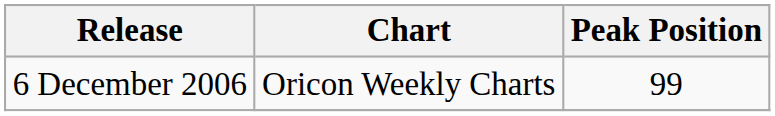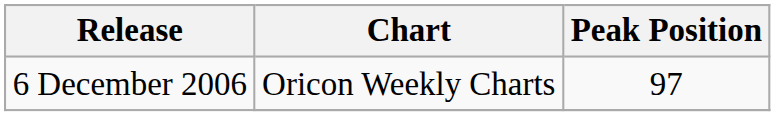(666, 82) 99 -> (666, 82) 97
